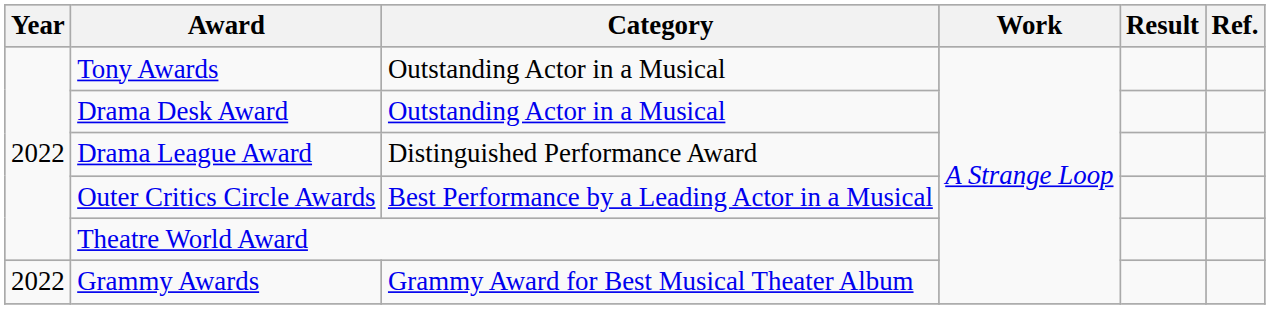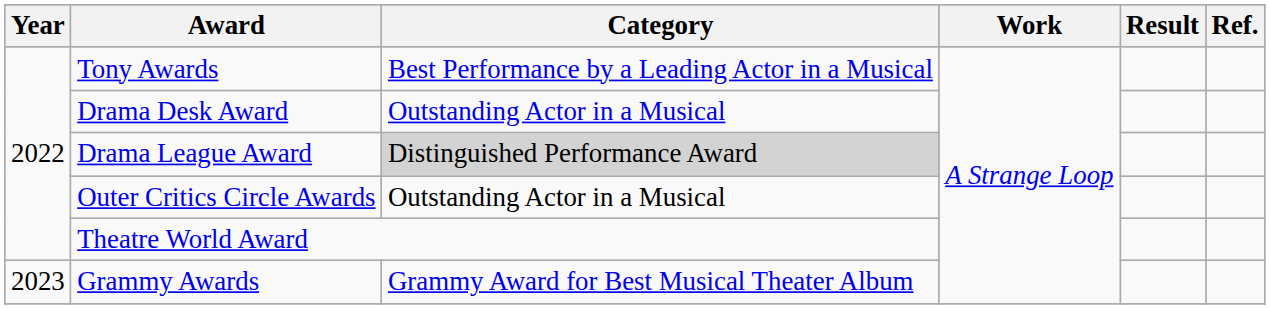(557, 68) Outstanding Actor in a Musical -> (660, 68) Best Performance by a Leading Actor in a Musical
(573, 153) no background -> (573, 153) lightgrey background
(660, 196) Best Performance by a Leading Actor in a Musical -> (557, 196) Outstanding Actor in a Musical
(38, 281) 2022 -> (38, 281) 2023
